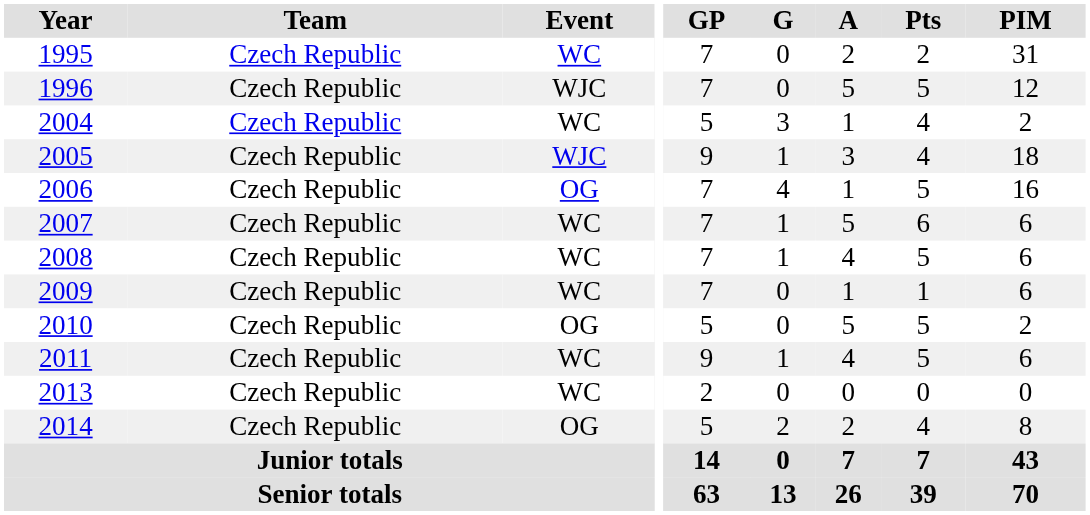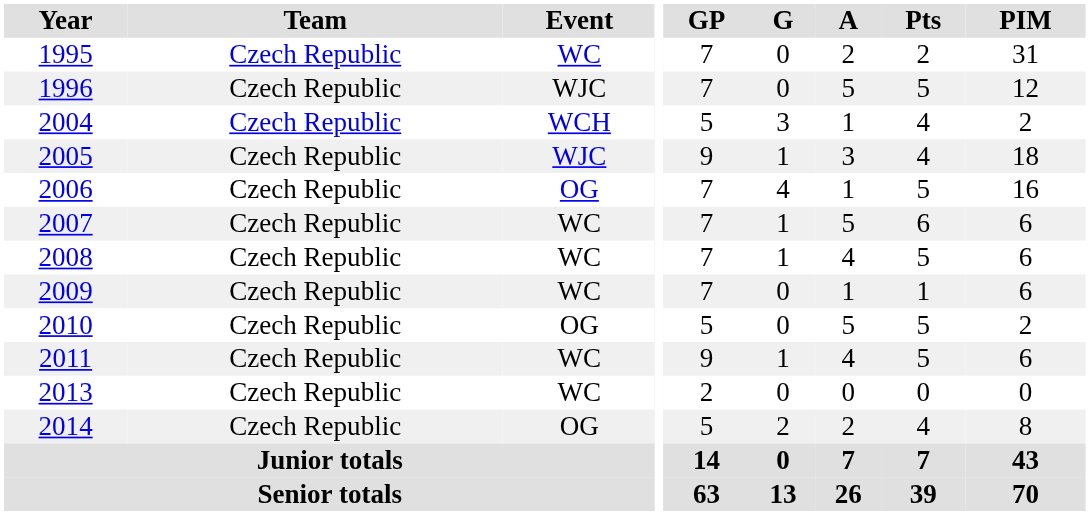(579, 121) WC -> (579, 121) WCH
